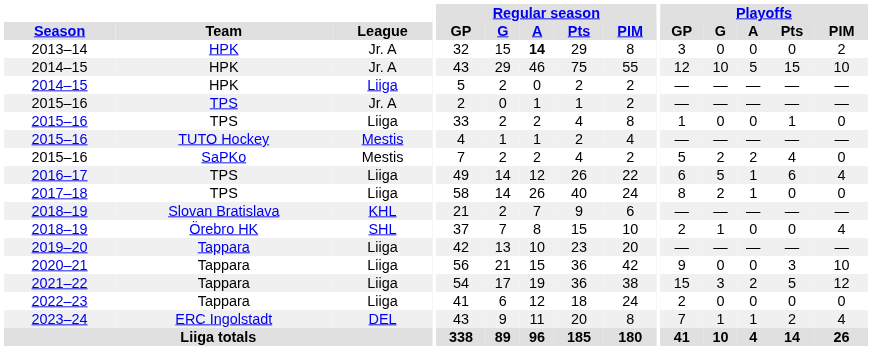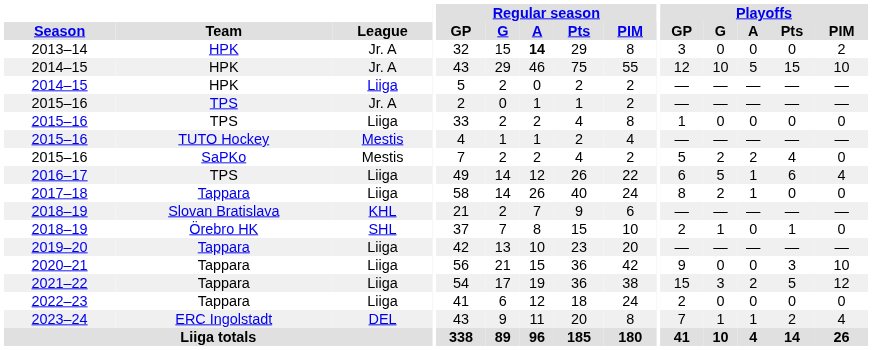(792, 121) 1 -> (792, 121) 0
(224, 193) TPS -> (224, 193) Tappara
(792, 229) 0 -> (792, 229) 1
(842, 229) 4 -> (842, 229) 0
